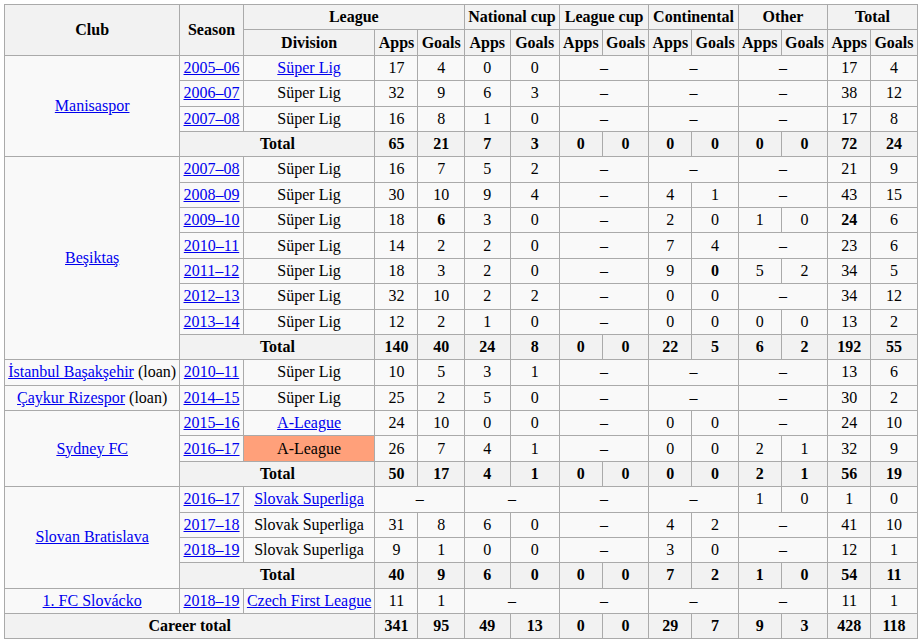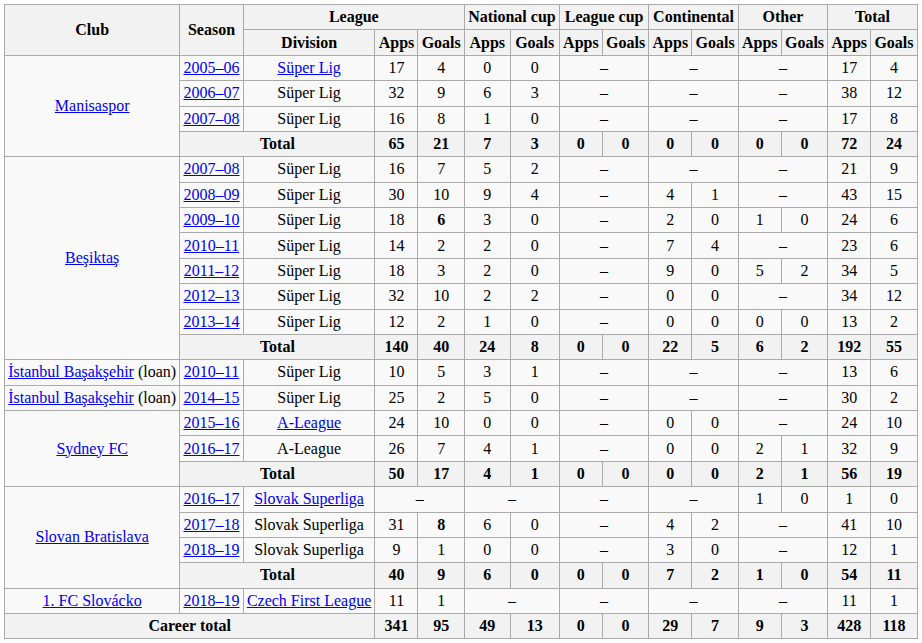(849, 220) bold -> (849, 220) normal
(715, 270) bold -> (715, 270) normal
(92, 397) Çaykur Rizespor (loan) -> (92, 397) İstanbul Başakşehir (loan)
(309, 448) lightsalmon background -> (309, 448) no background
(441, 524) normal -> (441, 524) bold
